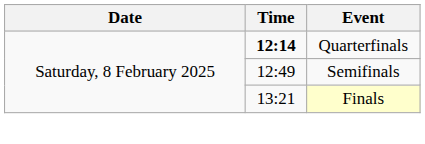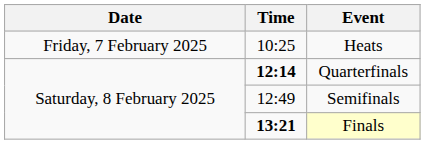+ row: (363, 44)
(276, 98) normal -> (276, 125) bold
